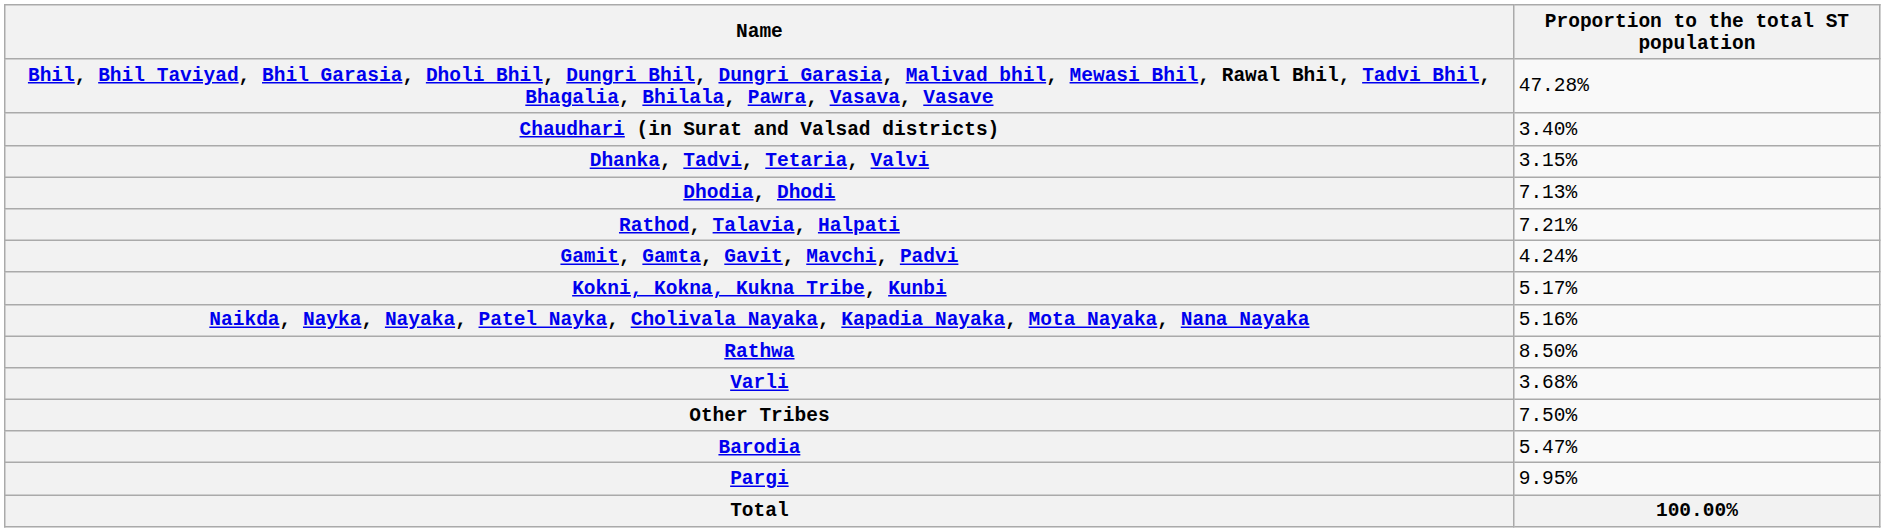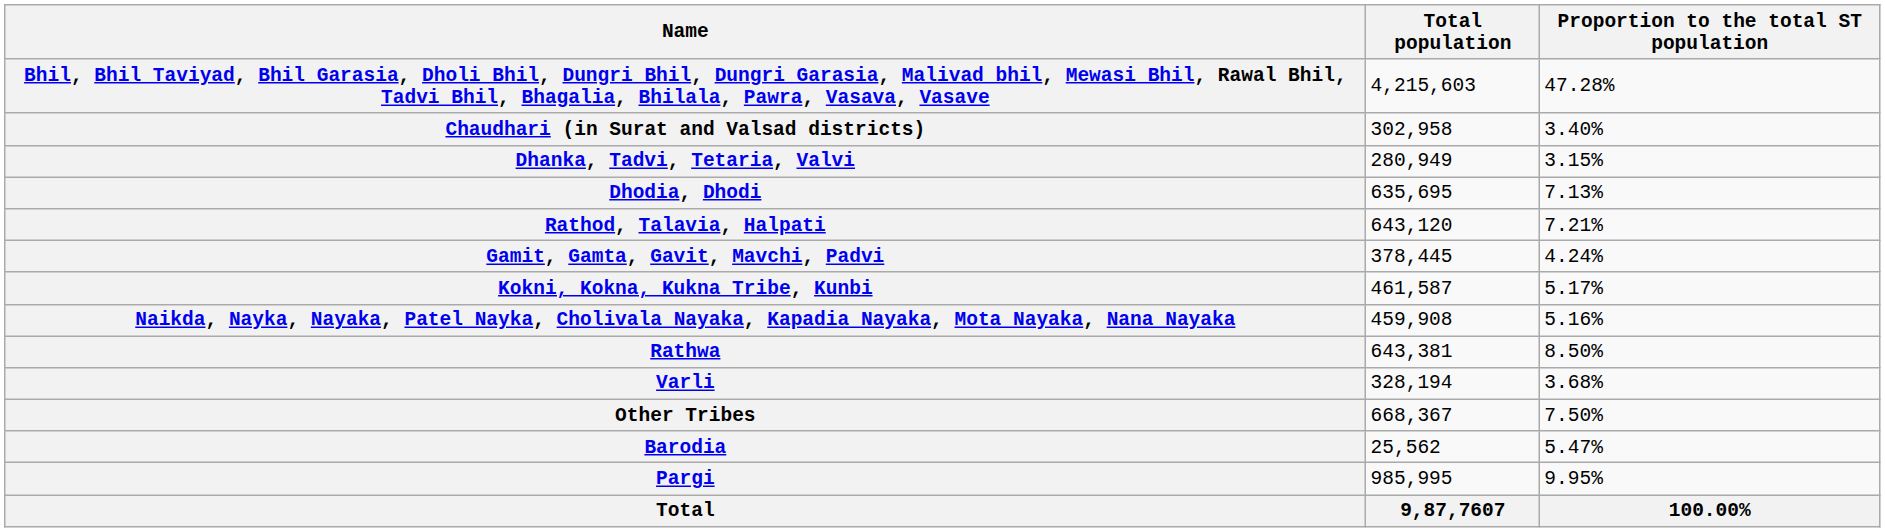+ column: (1453, 32)
